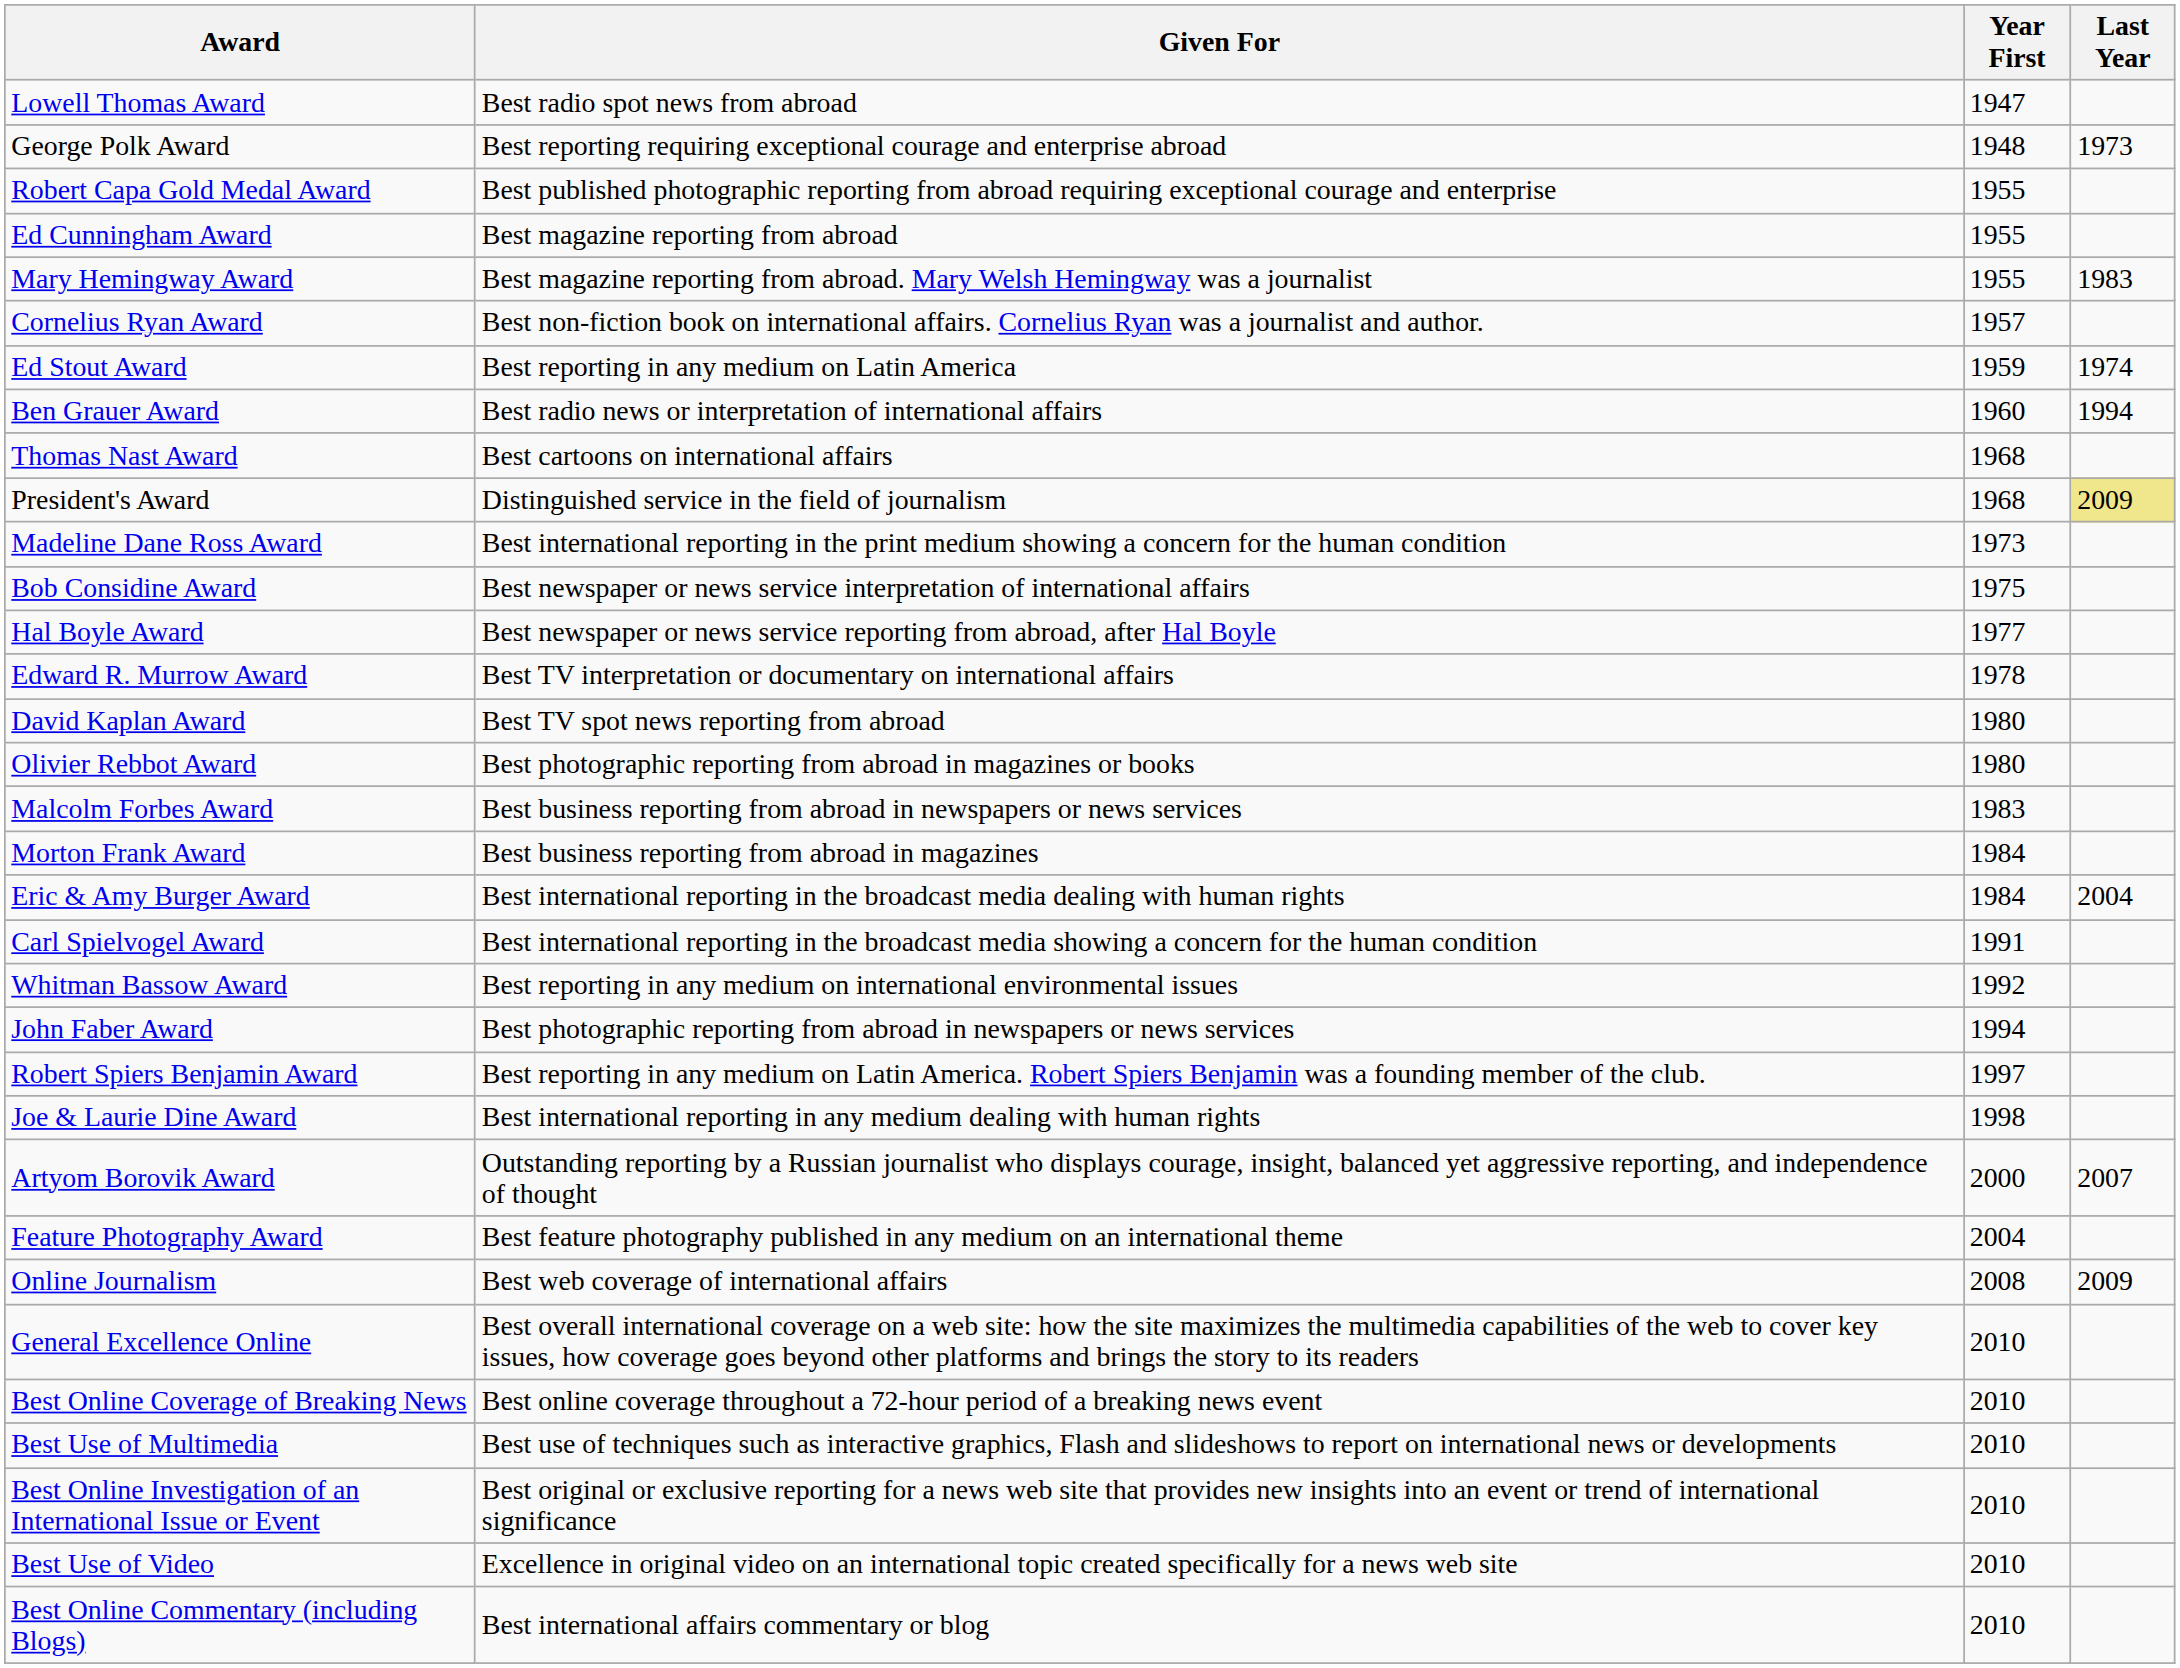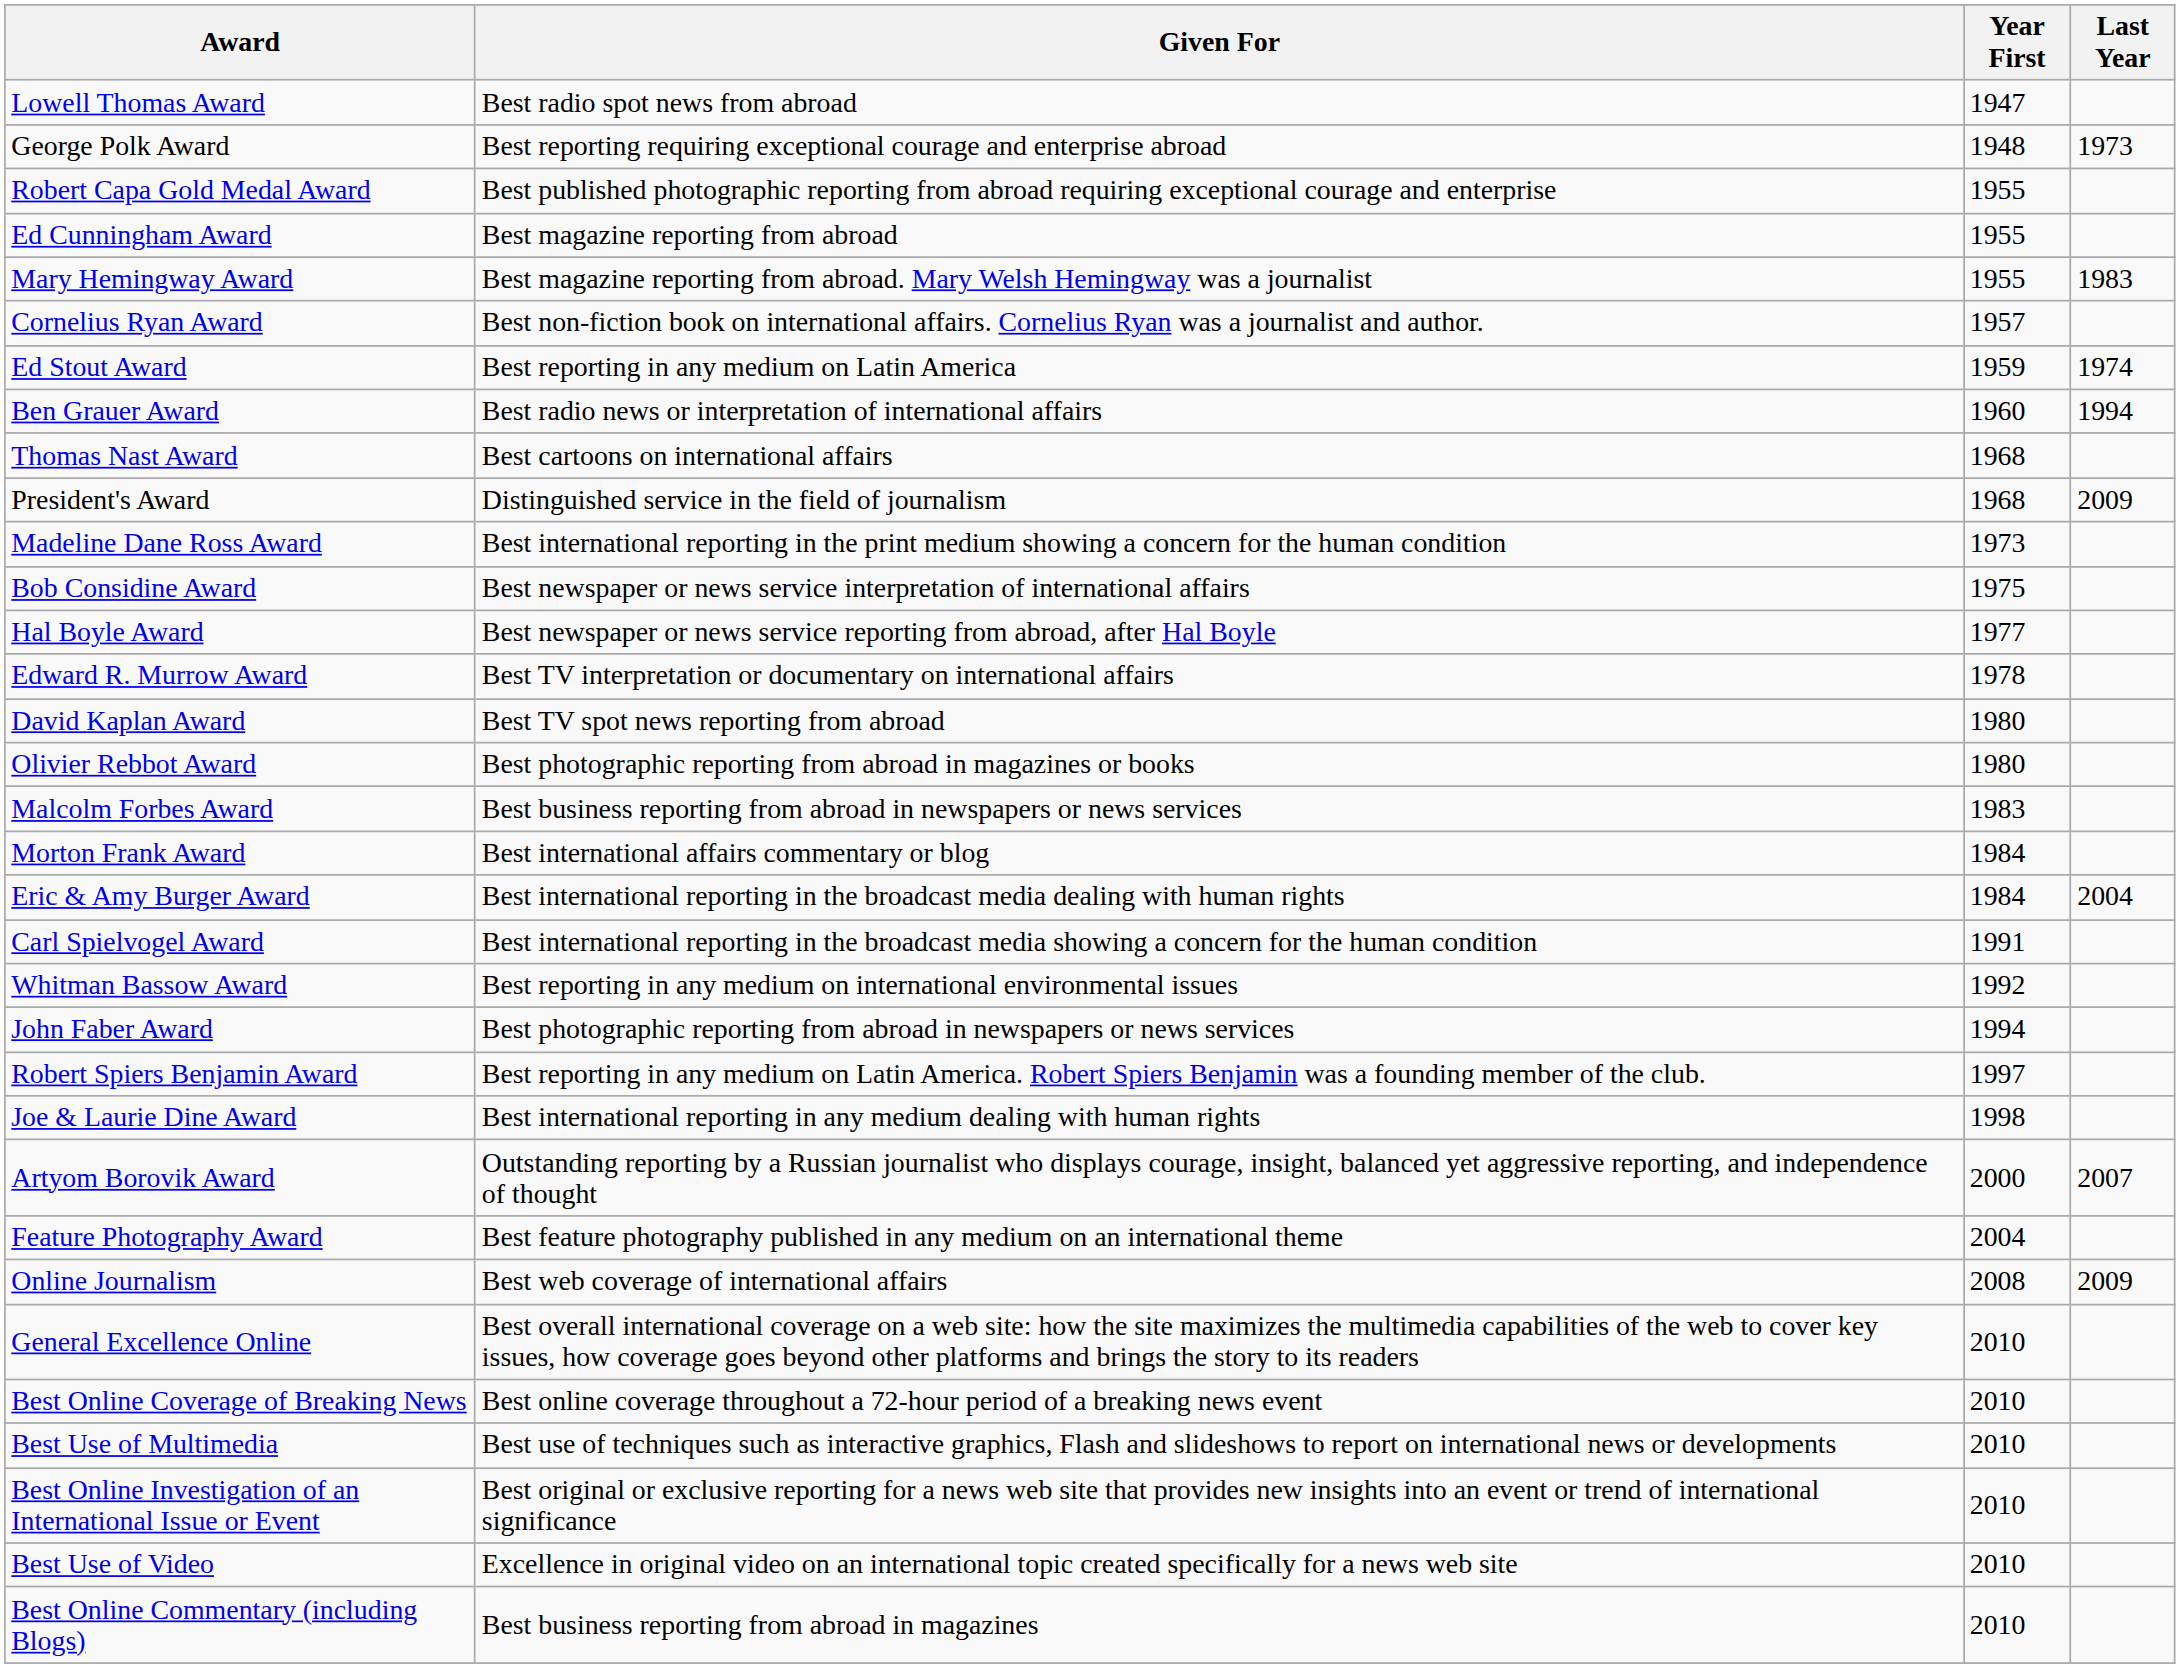(2105, 499) khaki background -> (2105, 499) no background
(760, 852) Best business reporting from abroad in magazines -> (736, 852) Best international affairs commentary or blog
(736, 1624) Best international affairs commentary or blog -> (760, 1624) Best business reporting from abroad in magazines
